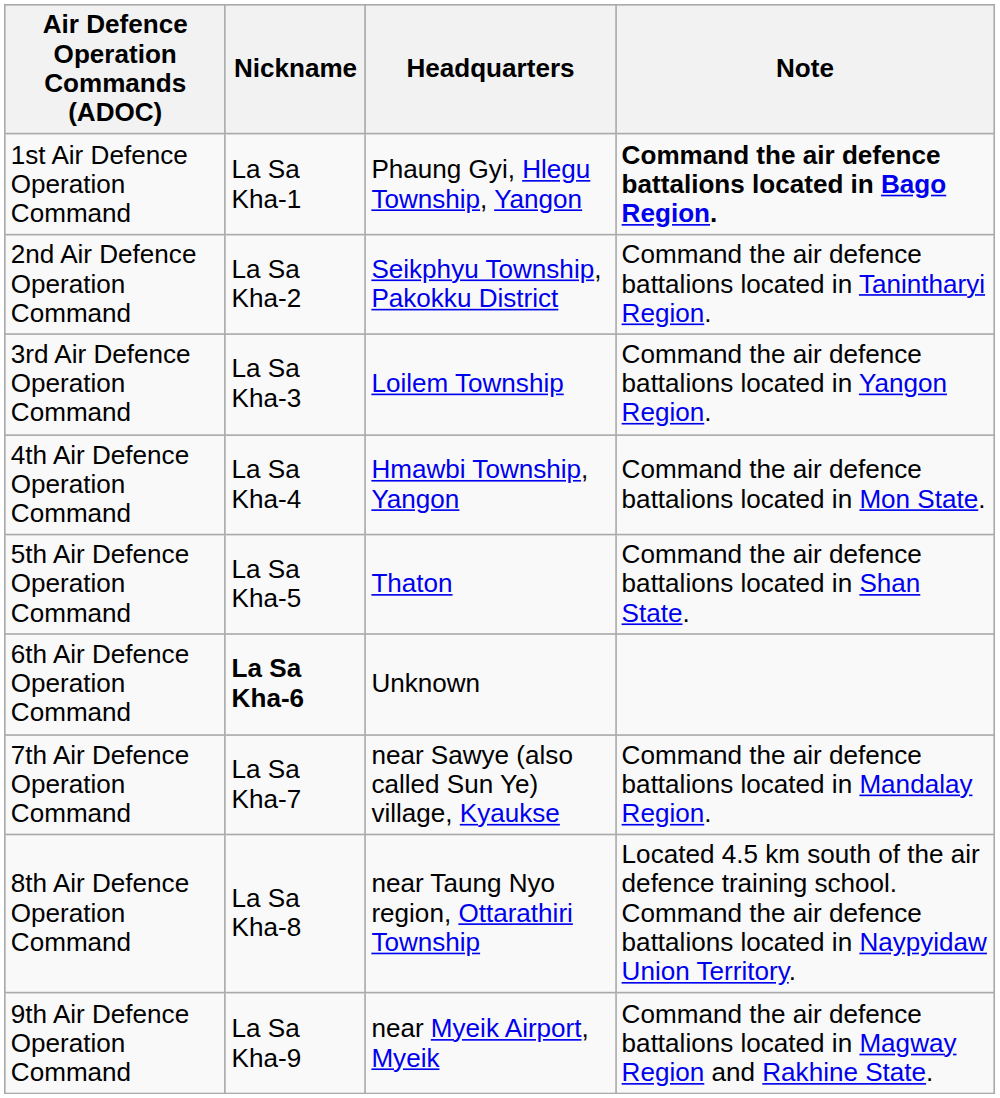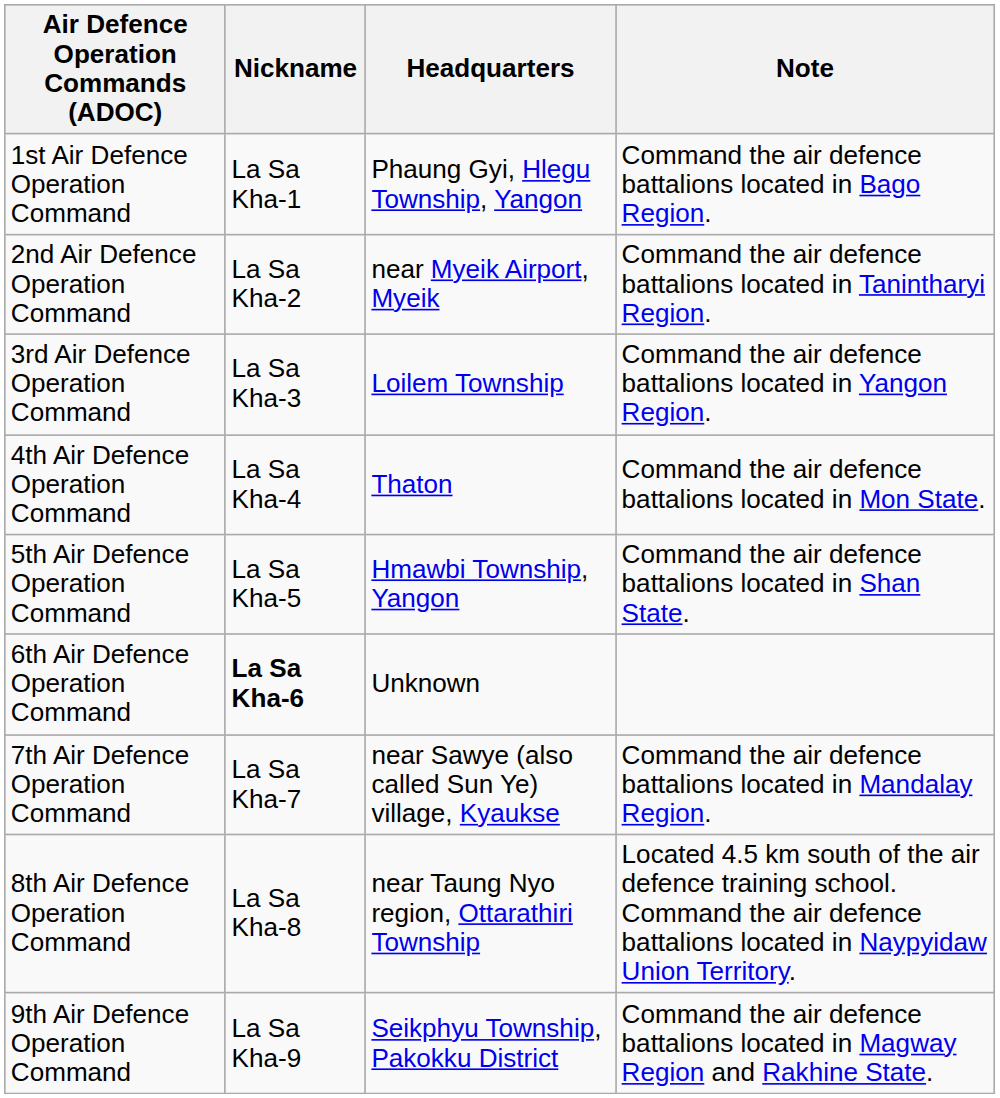(784, 183) bold -> (772, 183) normal
(486, 283) Seikphyu Township, Pakokku District -> (480, 283) near Myeik Airport, Myeik
(480, 484) Hmawbi Township, Yangon -> (412, 484) Thaton
(412, 584) Thaton -> (480, 584) Hmawbi Township, Yangon
(480, 1042) near Myeik Airport, Myeik -> (486, 1042) Seikphyu Township, Pakokku District
